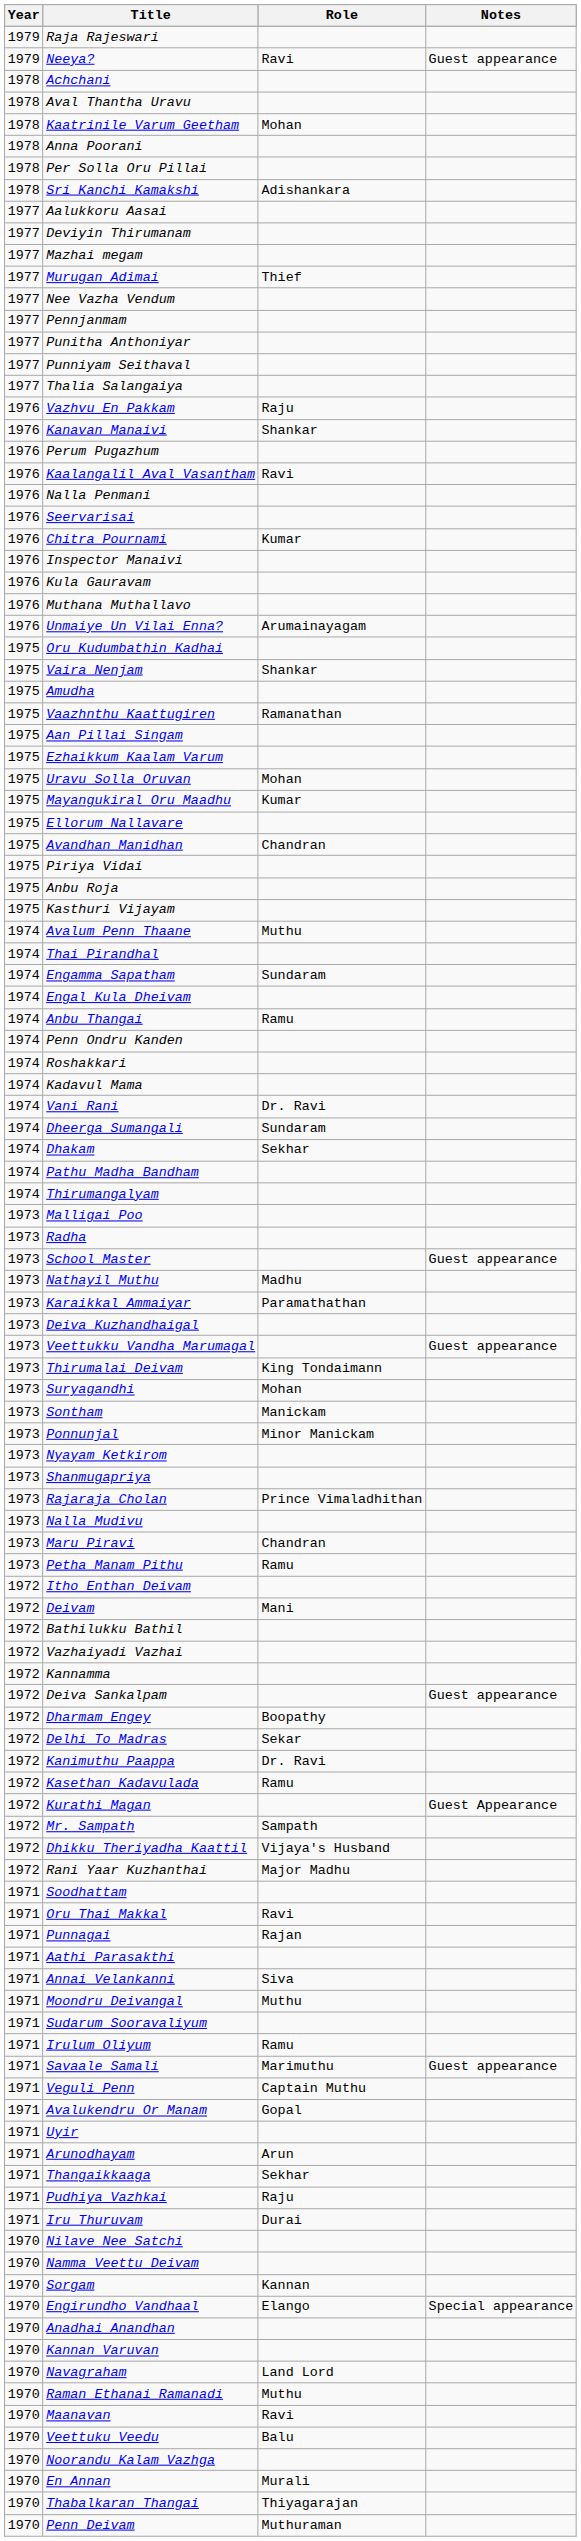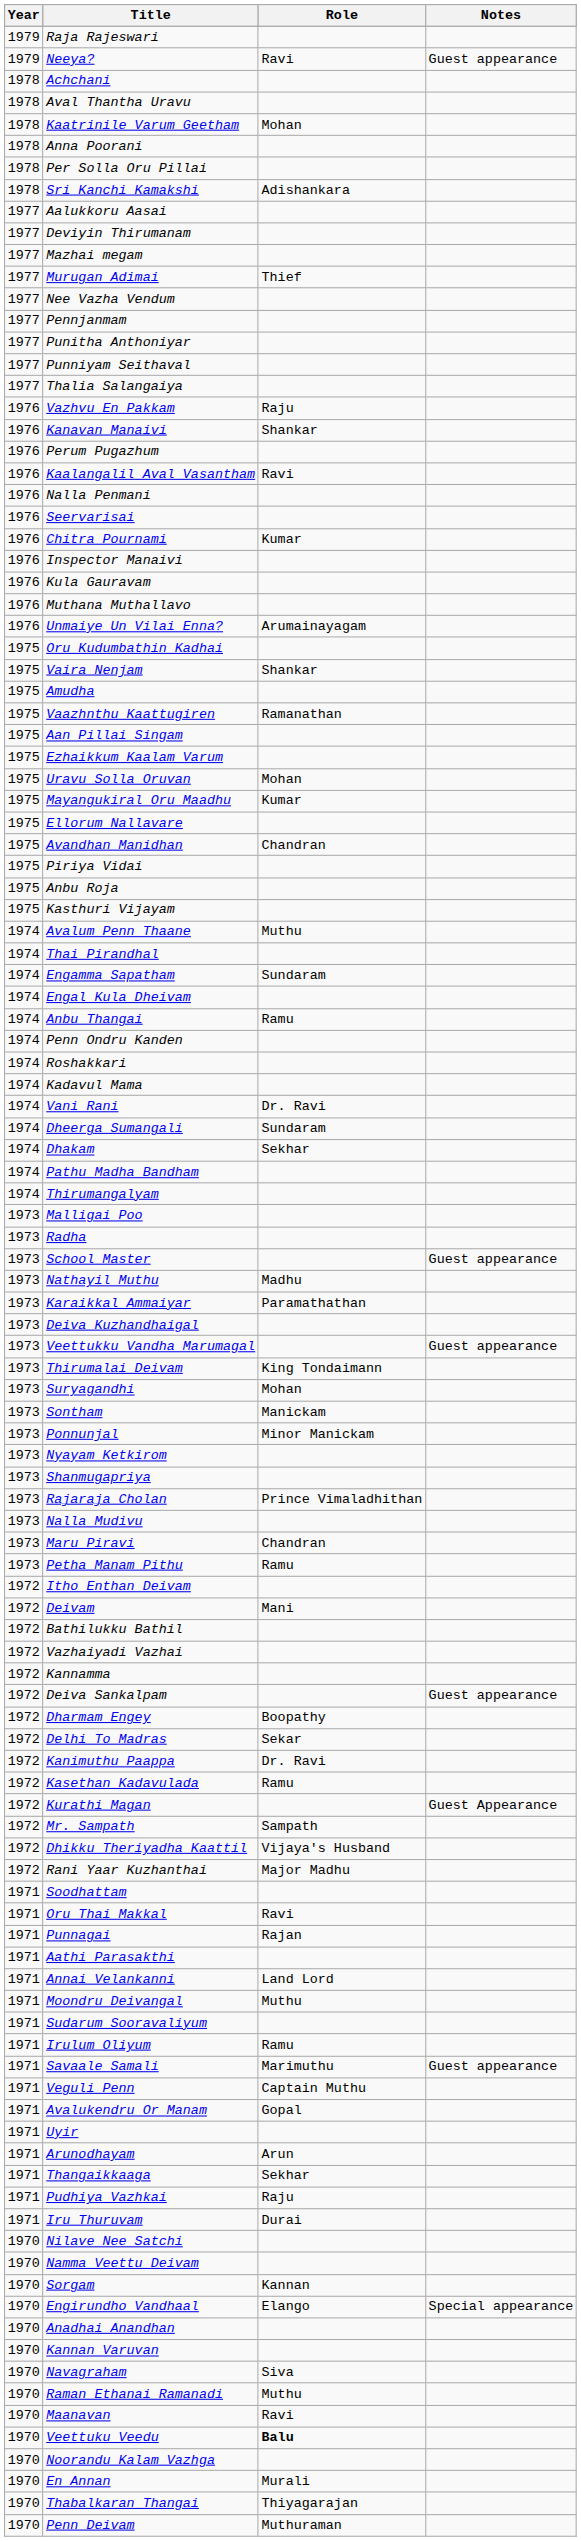(278, 1980) Siva -> (298, 1980) Land Lord
(298, 2372) Land Lord -> (278, 2372) Siva
(278, 2438) normal -> (278, 2438) bold
